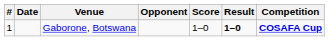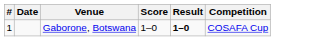- column: (164, 12)
(290, 28) bold -> (238, 28) normal
